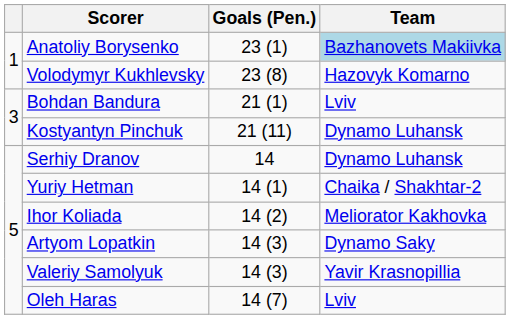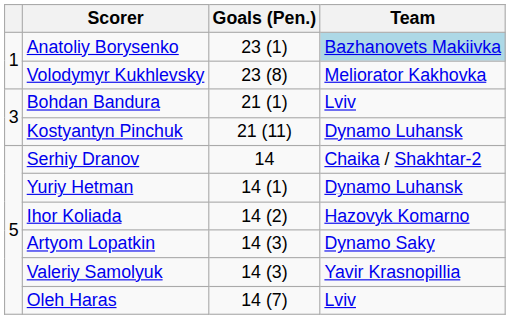(397, 74) Hazovyk Komarno -> (405, 74) Meliorator Kakhovka
(393, 159) Dynamo Luhansk -> (403, 159) Chaika / Shakhtar-2
(403, 187) Chaika / Shakhtar-2 -> (393, 187) Dynamo Luhansk
(405, 215) Meliorator Kakhovka -> (397, 215) Hazovyk Komarno
